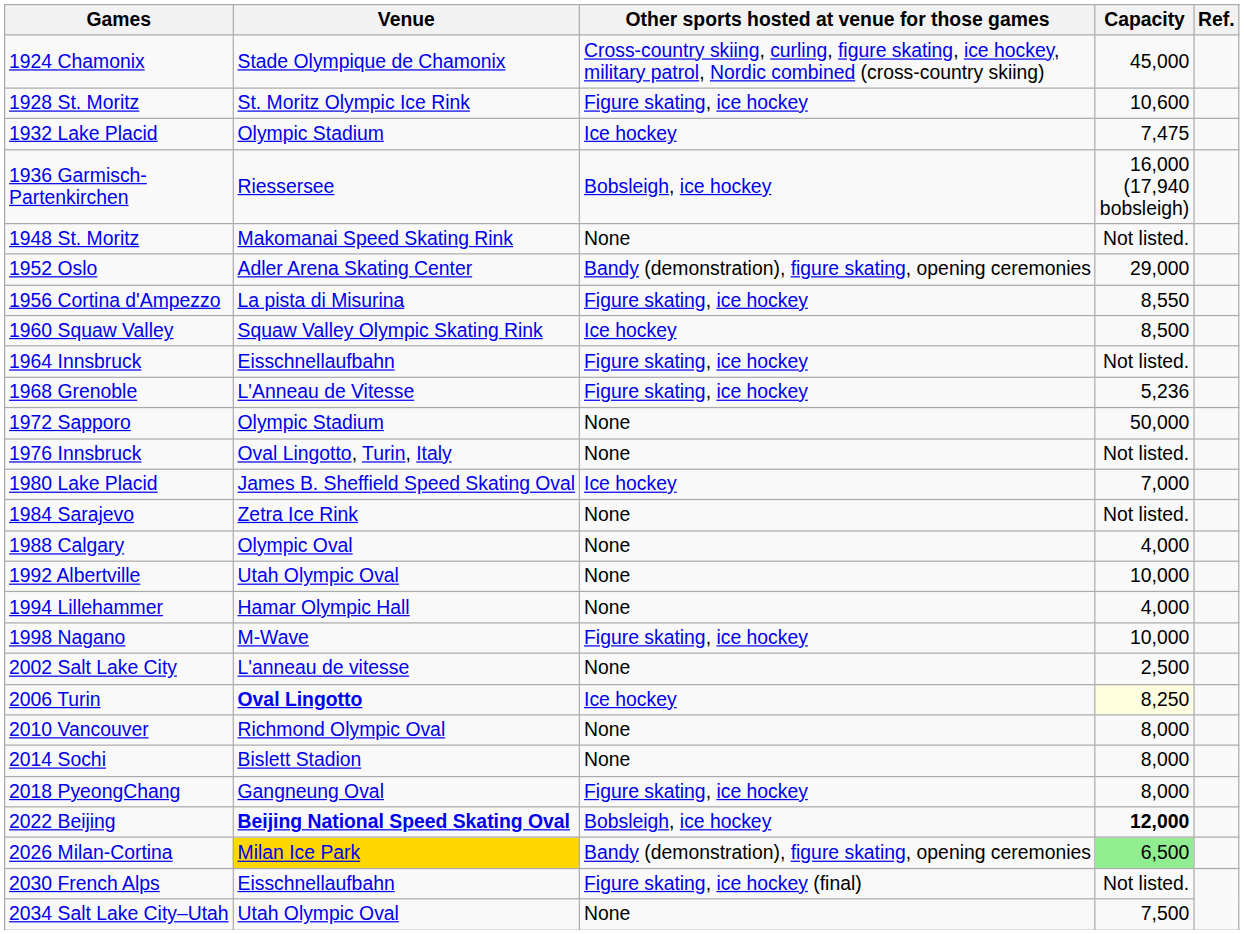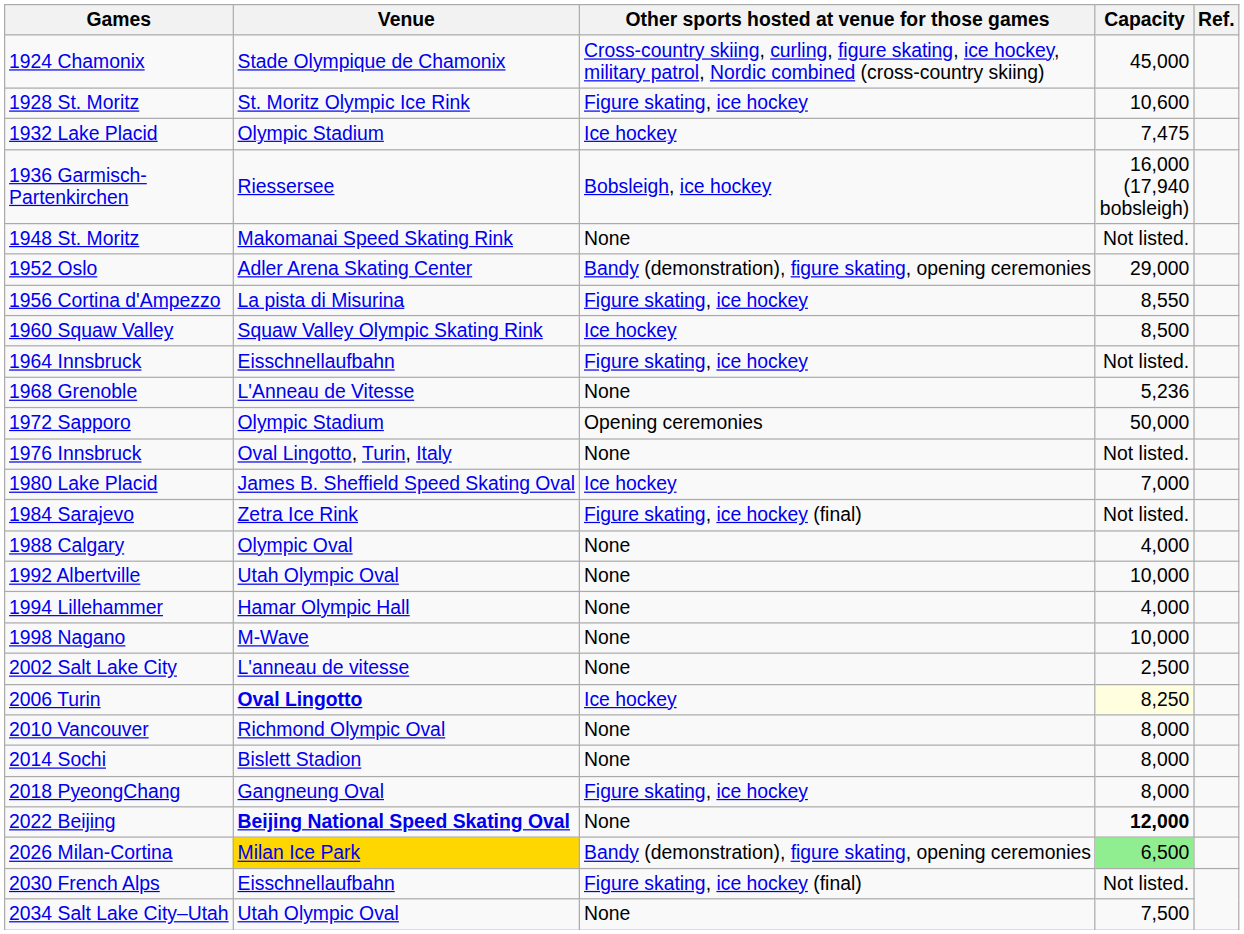(696, 392) Figure skating, ice hockey -> (607, 392) None
(607, 422) None -> (673, 422) Opening ceremonies
(607, 515) None -> (723, 515) Figure skating, ice hockey (final)
(696, 637) Figure skating, ice hockey -> (607, 637) None
(678, 822) Bobsleigh, ice hockey -> (607, 822) None
